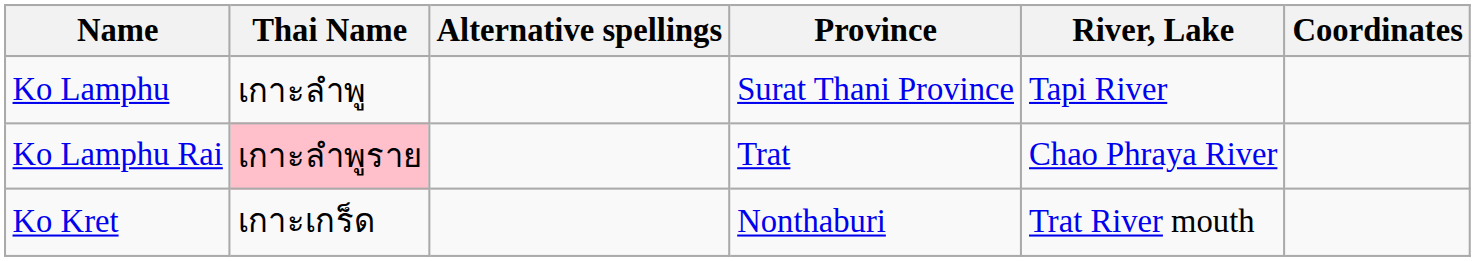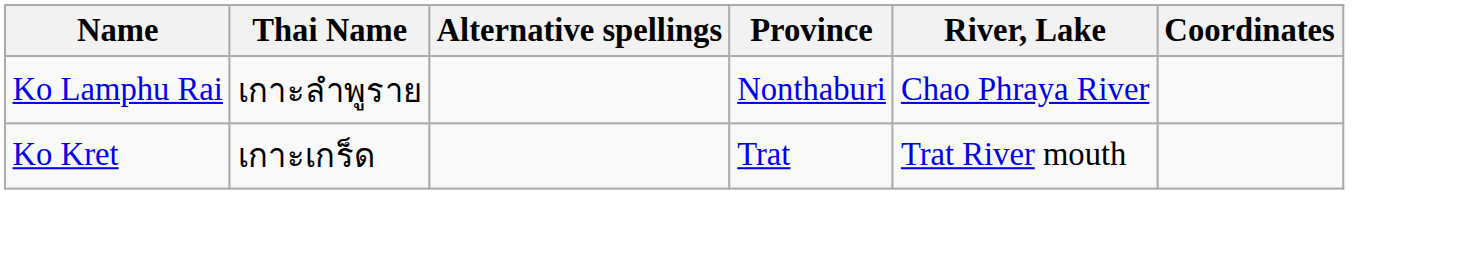- row: (91, 89)
(330, 156) pink background -> (330, 90) no background
(764, 155) Trat -> (812, 89) Nonthaburi
(812, 221) Nonthaburi -> (764, 155) Trat
